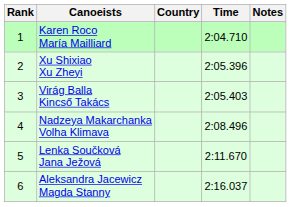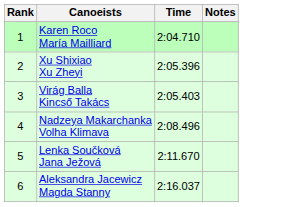- column: (178, 13)
